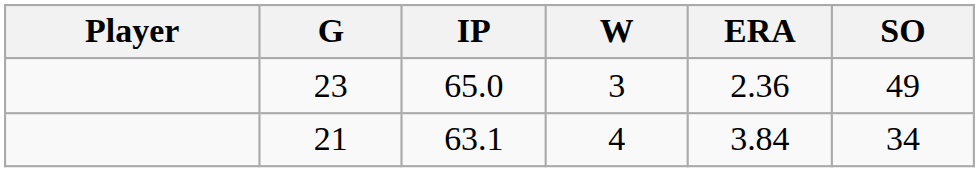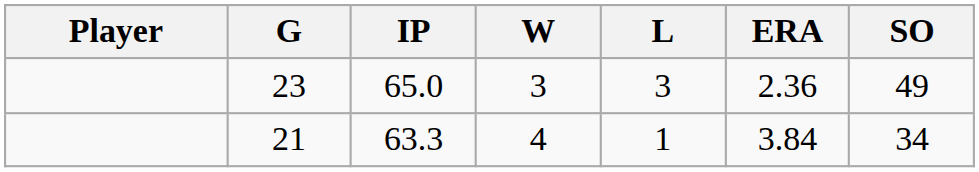+ column: (663, 31)
(474, 138) 63.1 -> (414, 138) 63.3
